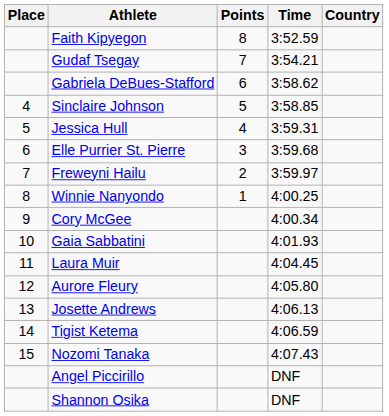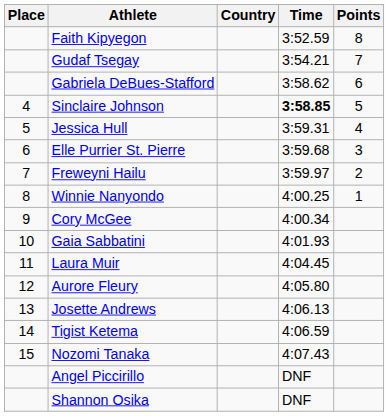columns swapped: (352, 15) <-> (243, 15)
(295, 106) normal -> (306, 106) bold
